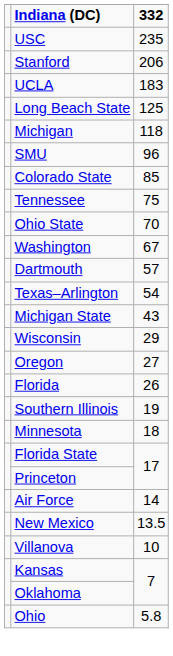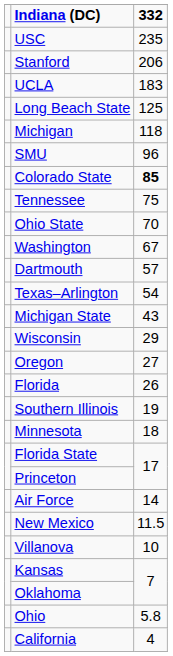(151, 177) normal -> (151, 177) bold
(151, 524) 13.5 -> (151, 524) 11.5
+ row: (45, 639)
